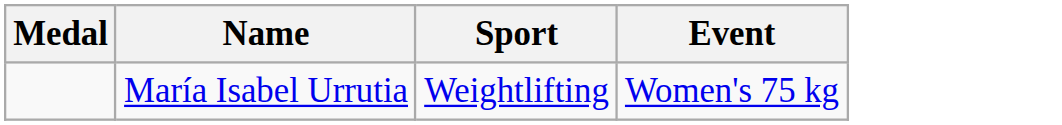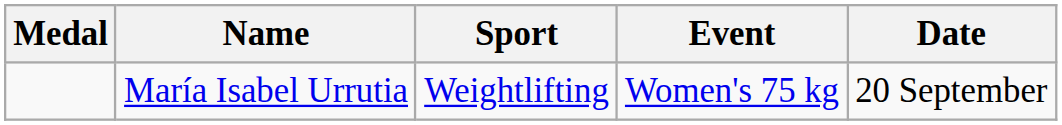+ column: (951, 33)
